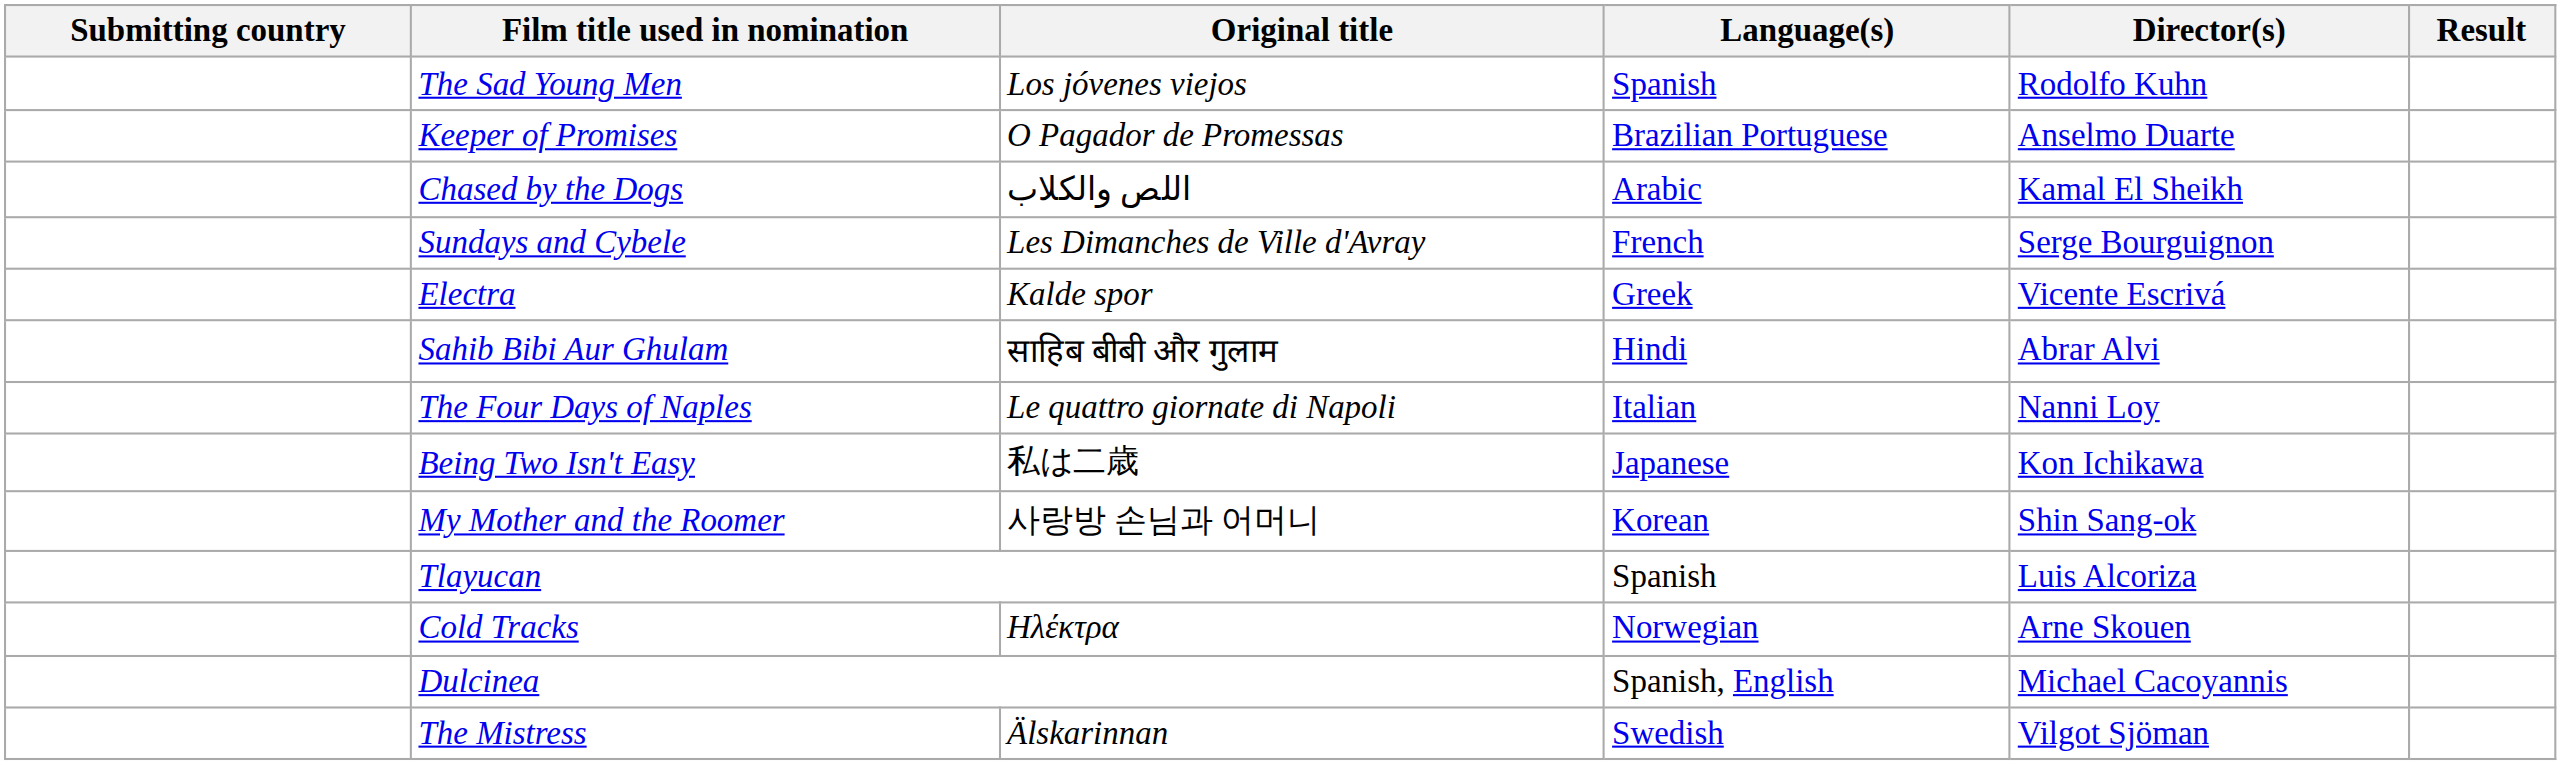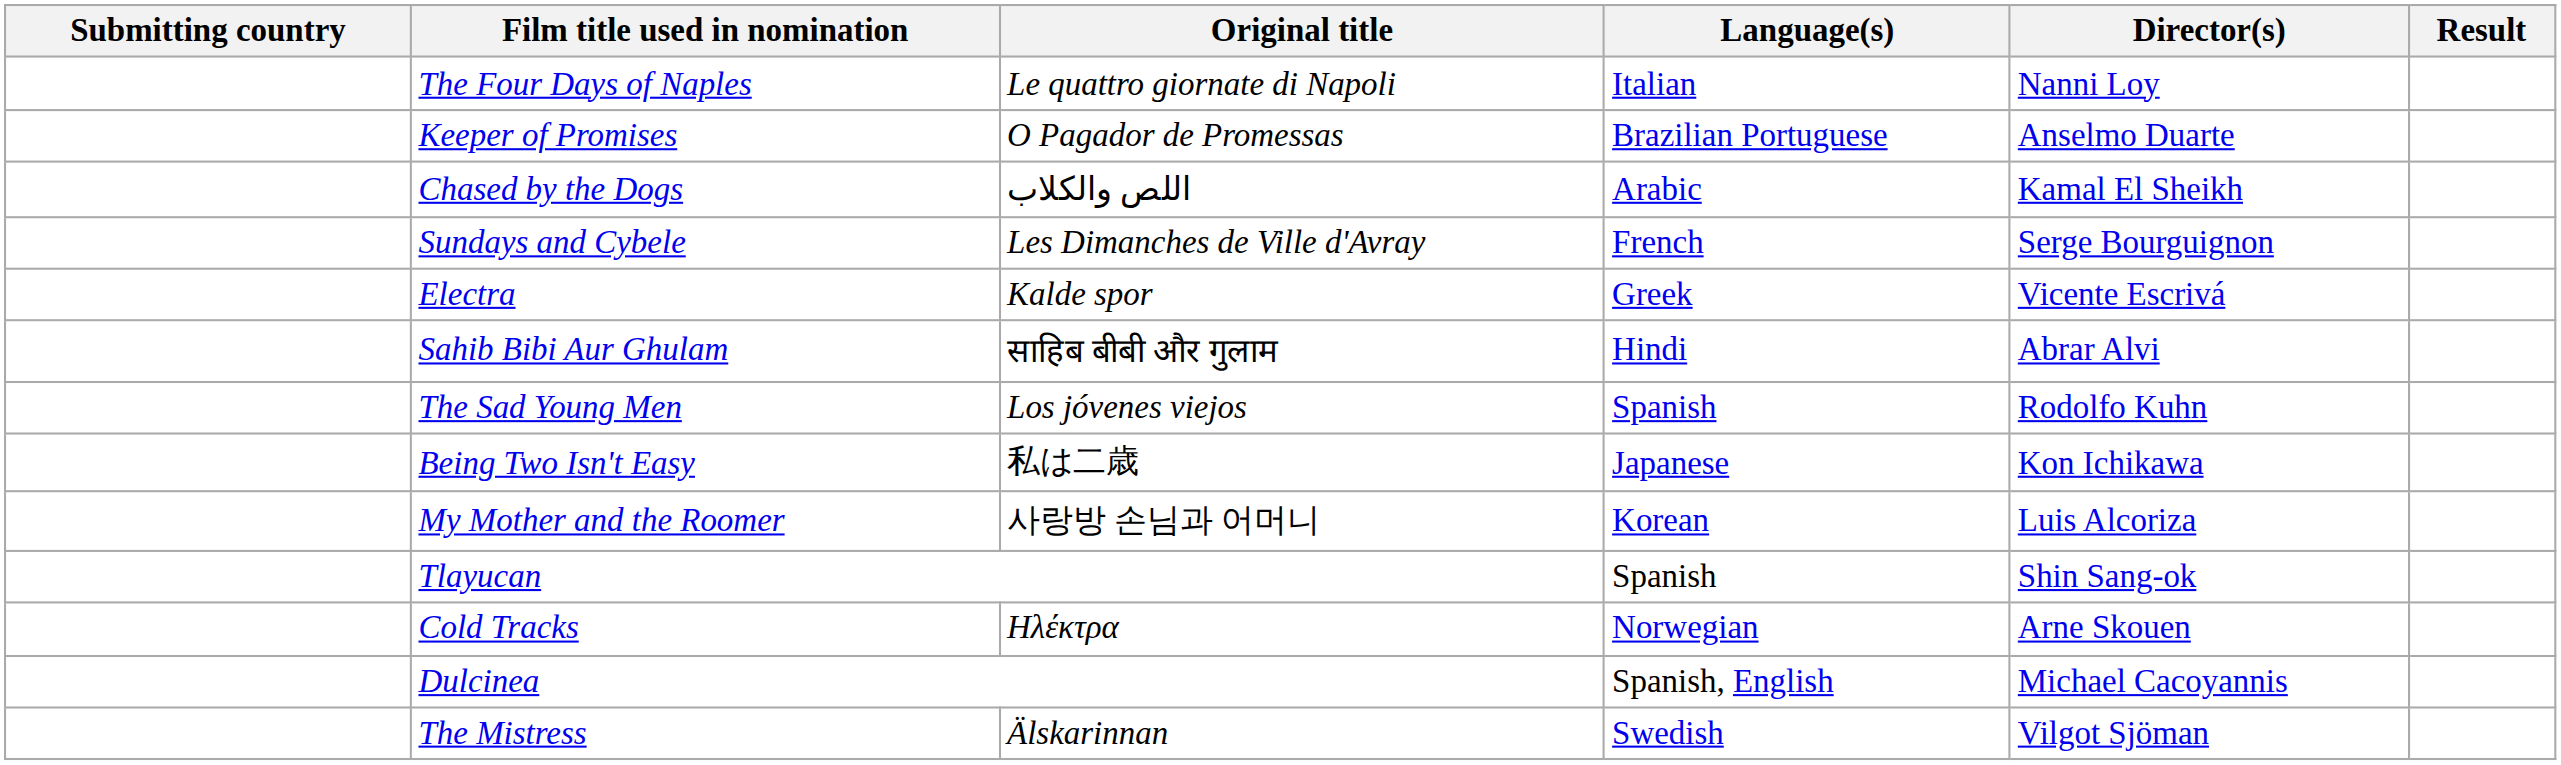rows swapped: (550, 82) <-> (585, 406)
(2107, 520) Shin Sang-ok -> (2107, 520) Luis Alcoriza
(2107, 576) Luis Alcoriza -> (2107, 576) Shin Sang-ok
